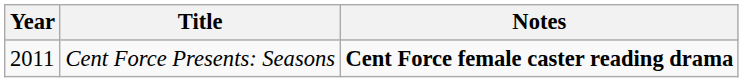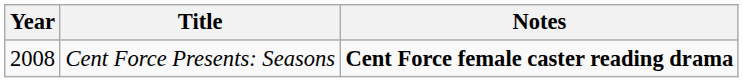(32, 58) 2011 -> (32, 58) 2008
